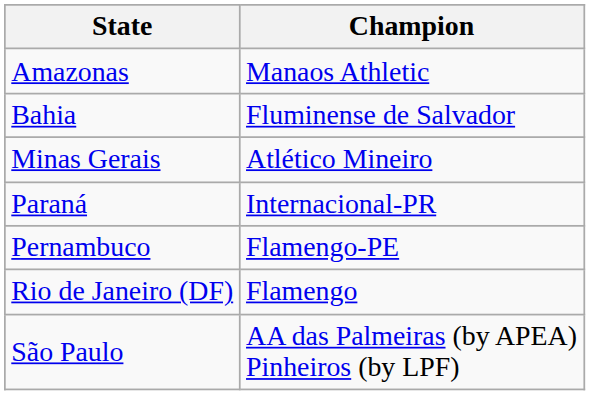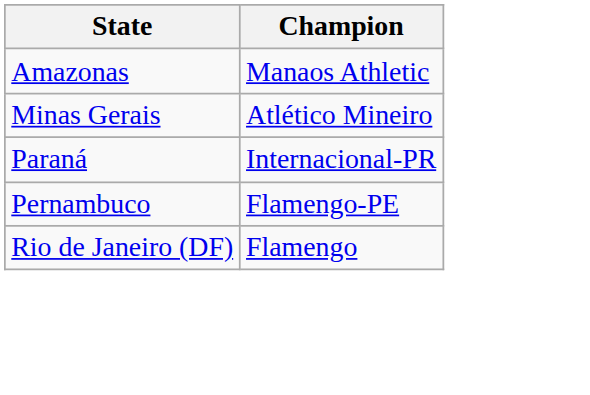- row: (44, 114)
- row: (67, 351)
